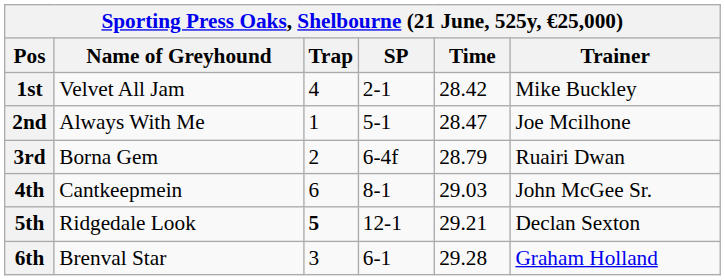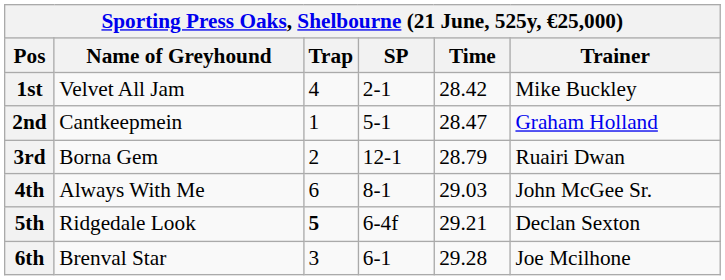(132, 122) Always With Me -> (121, 122) Cantkeepmein
(573, 122) Joe Mcilhone -> (587, 122) Graham Holland
(381, 156) 6-4f -> (382, 156) 12-1
(121, 190) Cantkeepmein -> (132, 190) Always With Me
(382, 223) 12-1 -> (381, 223) 6-4f
(587, 257) Graham Holland -> (573, 257) Joe Mcilhone
